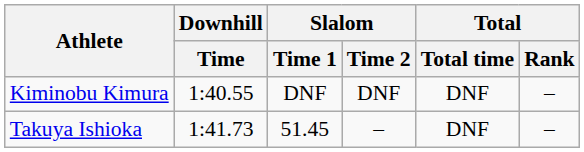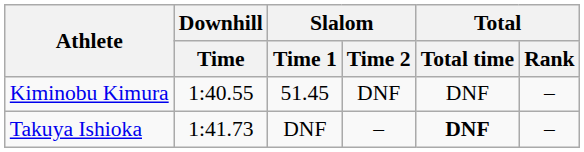(305, 93) DNF -> (305, 93) 51.45
(305, 129) 51.45 -> (305, 129) DNF
(467, 129) normal -> (467, 129) bold
